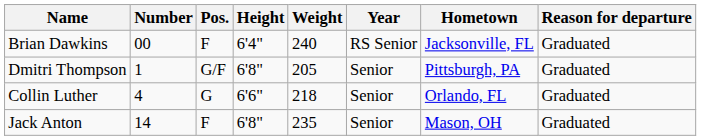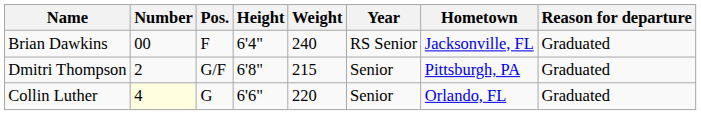(138, 69) 1 -> (138, 69) 2
(304, 69) 205 -> (304, 69) 215
(138, 95) no background -> (138, 95) lightyellow background
(304, 95) 218 -> (304, 95) 220
- row: (45, 122)
